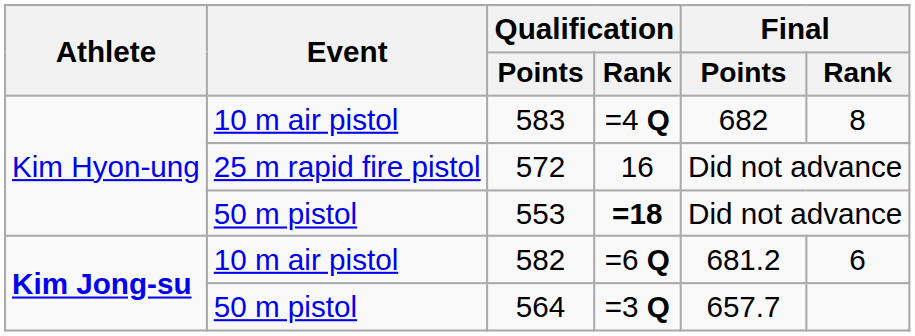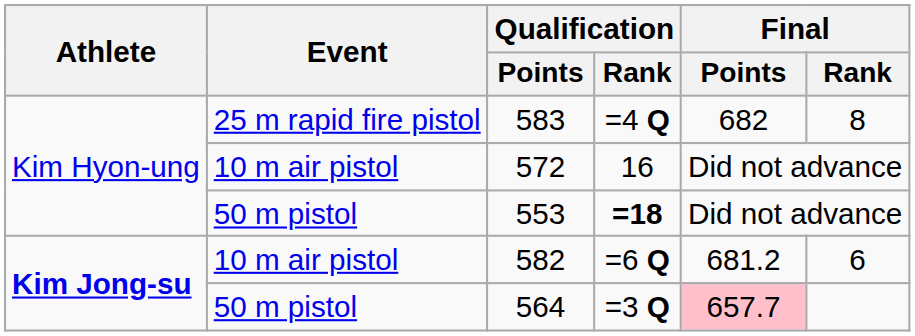(306, 120) 10 m air pistol -> (347, 120) 25 m rapid fire pistol
(347, 167) 25 m rapid fire pistol -> (306, 167) 10 m air pistol
(743, 307) no background -> (743, 307) pink background
